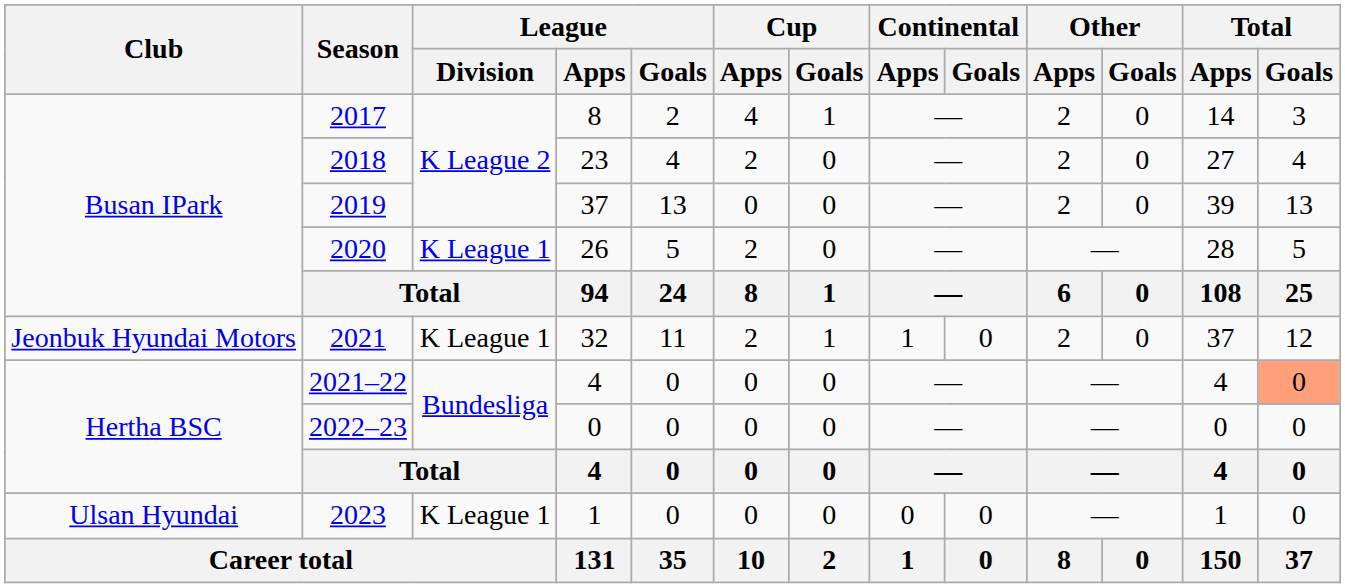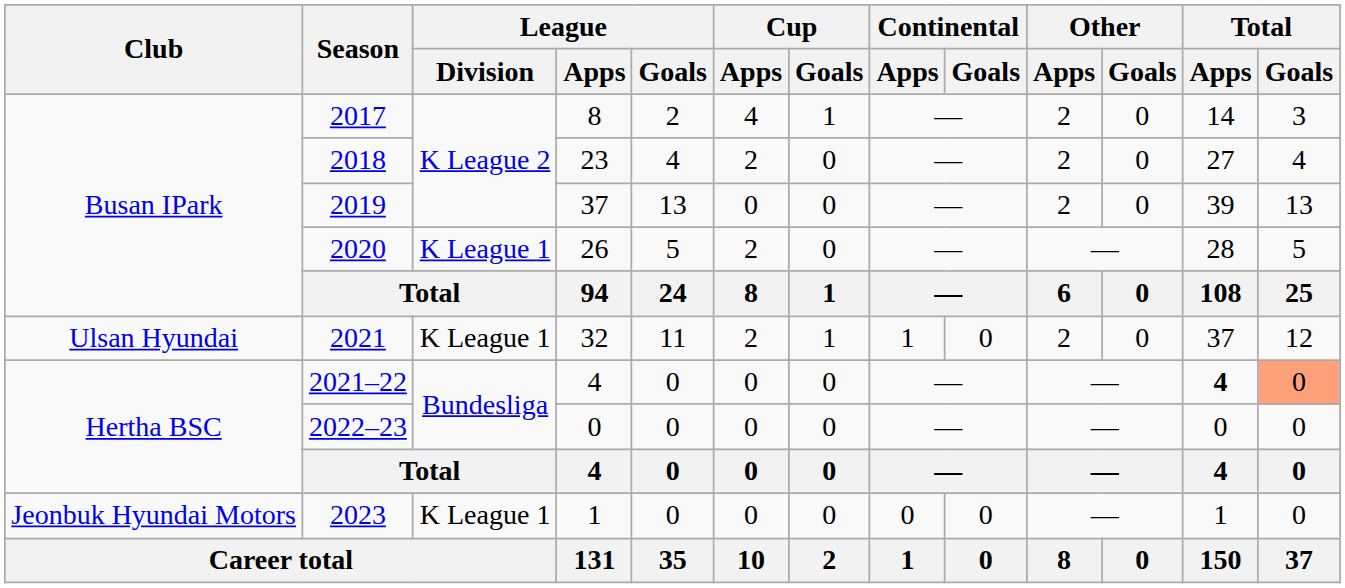(154, 337) Jeonbuk Hyundai Motors -> (154, 337) Ulsan Hyundai
(1221, 381) normal -> (1221, 381) bold
(154, 515) Ulsan Hyundai -> (154, 515) Jeonbuk Hyundai Motors
